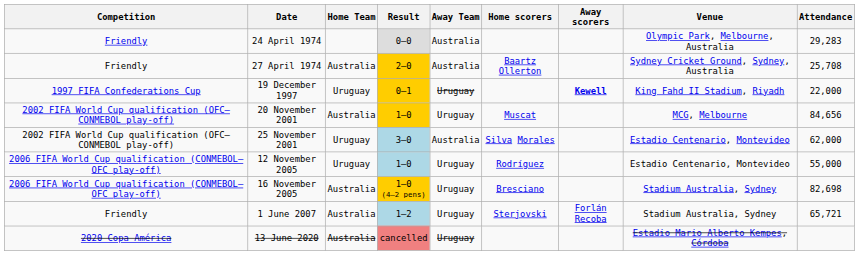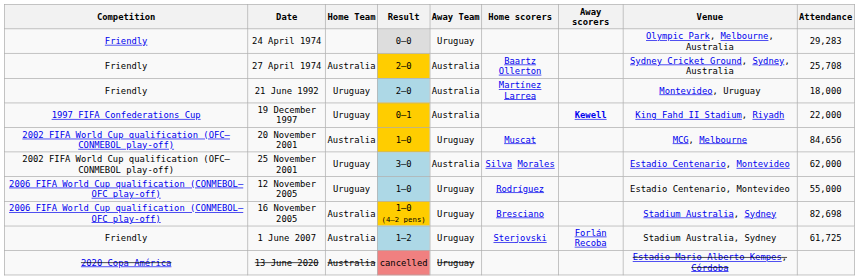(456, 41) Australia -> (456, 41) Uruguay
+ row: (287, 90)
(456, 90) Uruguay -> (456, 115) Australia
(826, 214) 65,721 -> (826, 238) 61,725
